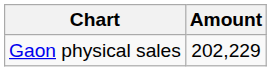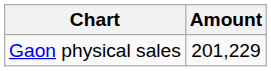(226, 50) 202,229 -> (226, 50) 201,229
